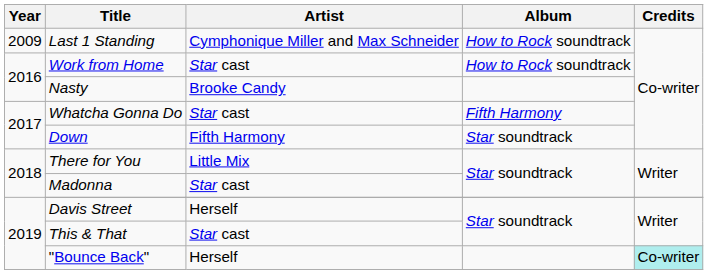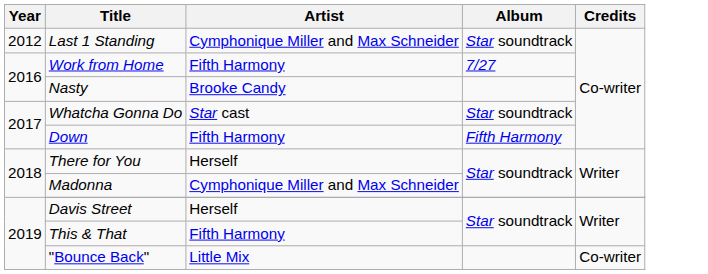(25, 40) 2009 -> (25, 40) 2012
(548, 40) How to Rock soundtrack -> (519, 40) Star soundtrack
(219, 64) Star cast -> (237, 64) Fifth Harmony
(548, 64) How to Rock soundtrack -> (481, 64) 7/27
(514, 112) Fifth Harmony -> (519, 112) Star soundtrack
(519, 137) Star soundtrack -> (514, 137) Fifth Harmony
(219, 161) Little Mix -> (213, 161) Herself
(219, 185) Star cast -> (324, 185) Cymphonique Miller and Max Schneider
(219, 233) Star cast -> (237, 233) Fifth Harmony
(213, 257) Herself -> (219, 257) Little Mix
(668, 257) paleturquoise background -> (610, 257) no background
